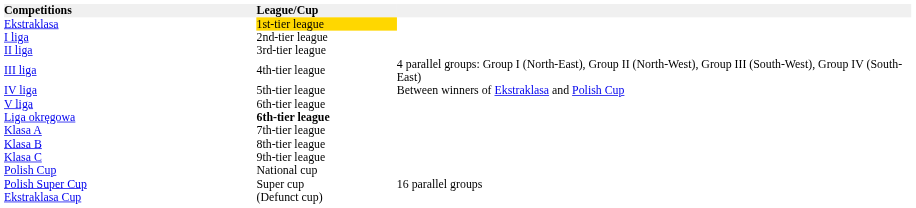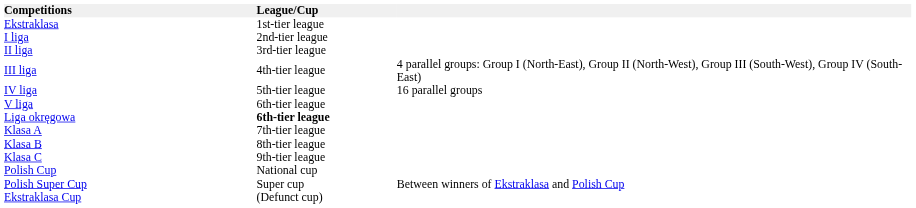(290, 24) gold background -> (290, 24) no background
(511, 90) Between winners of Ekstraklasa and Polish Cup -> (440, 90) 16 parallel groups
(440, 183) 16 parallel groups -> (511, 183) Between winners of Ekstraklasa and Polish Cup
